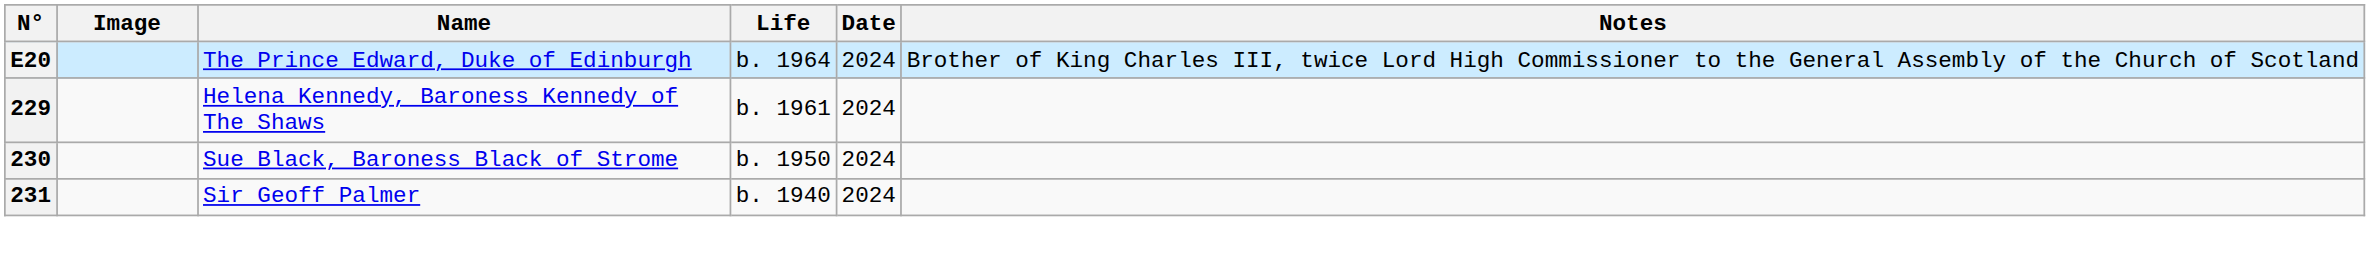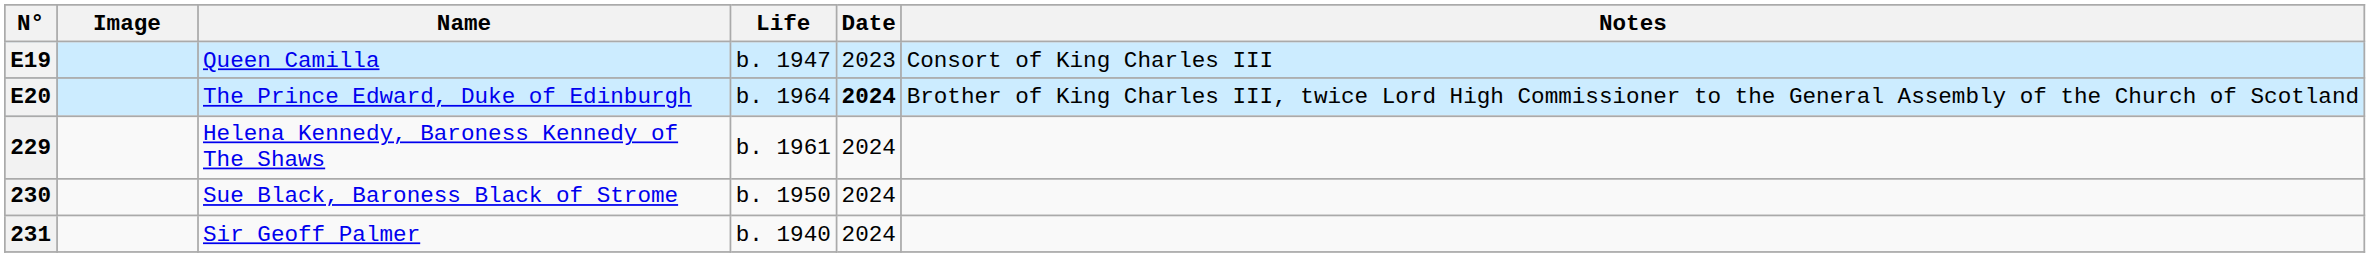+ row: (31, 60)
(869, 60) normal -> (869, 97) bold
